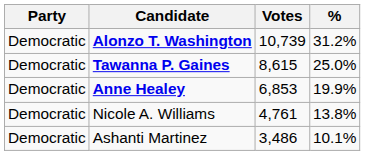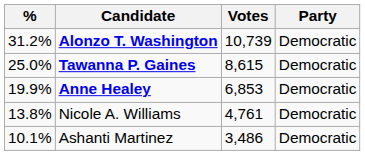columns swapped: (47, 16) <-> (335, 16)
